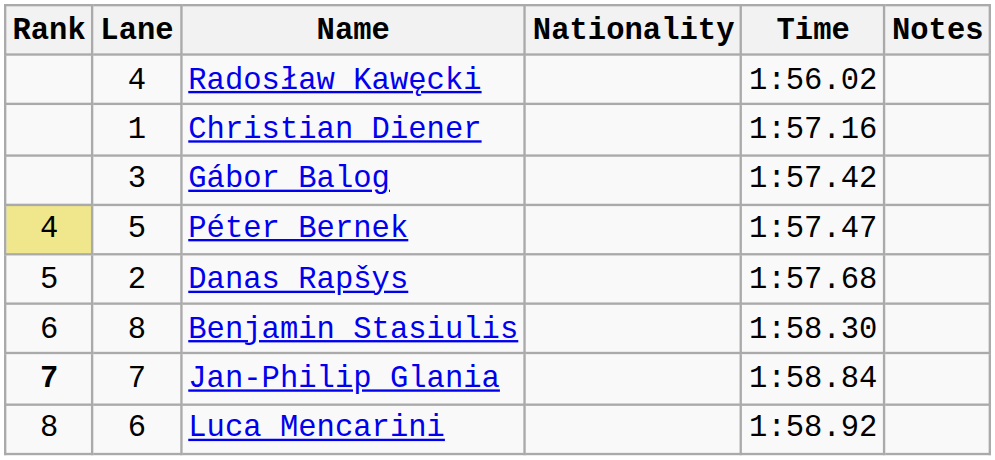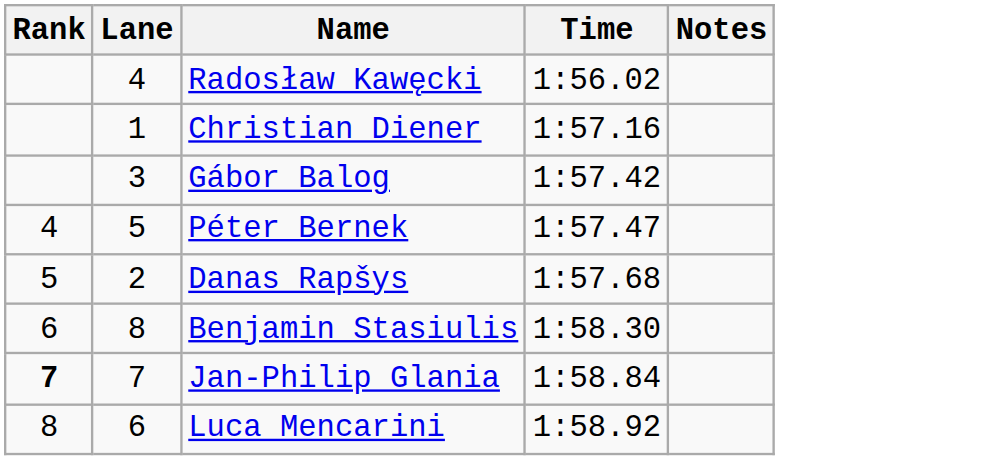- column: (634, 30)
(49, 229) khaki background -> (49, 229) no background
